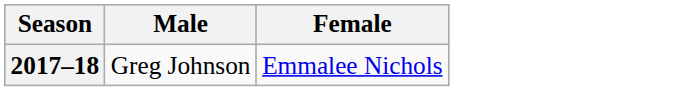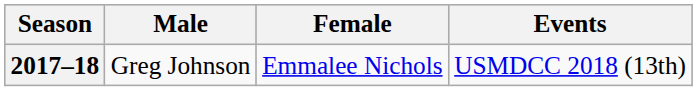+ column: (570, 24)
